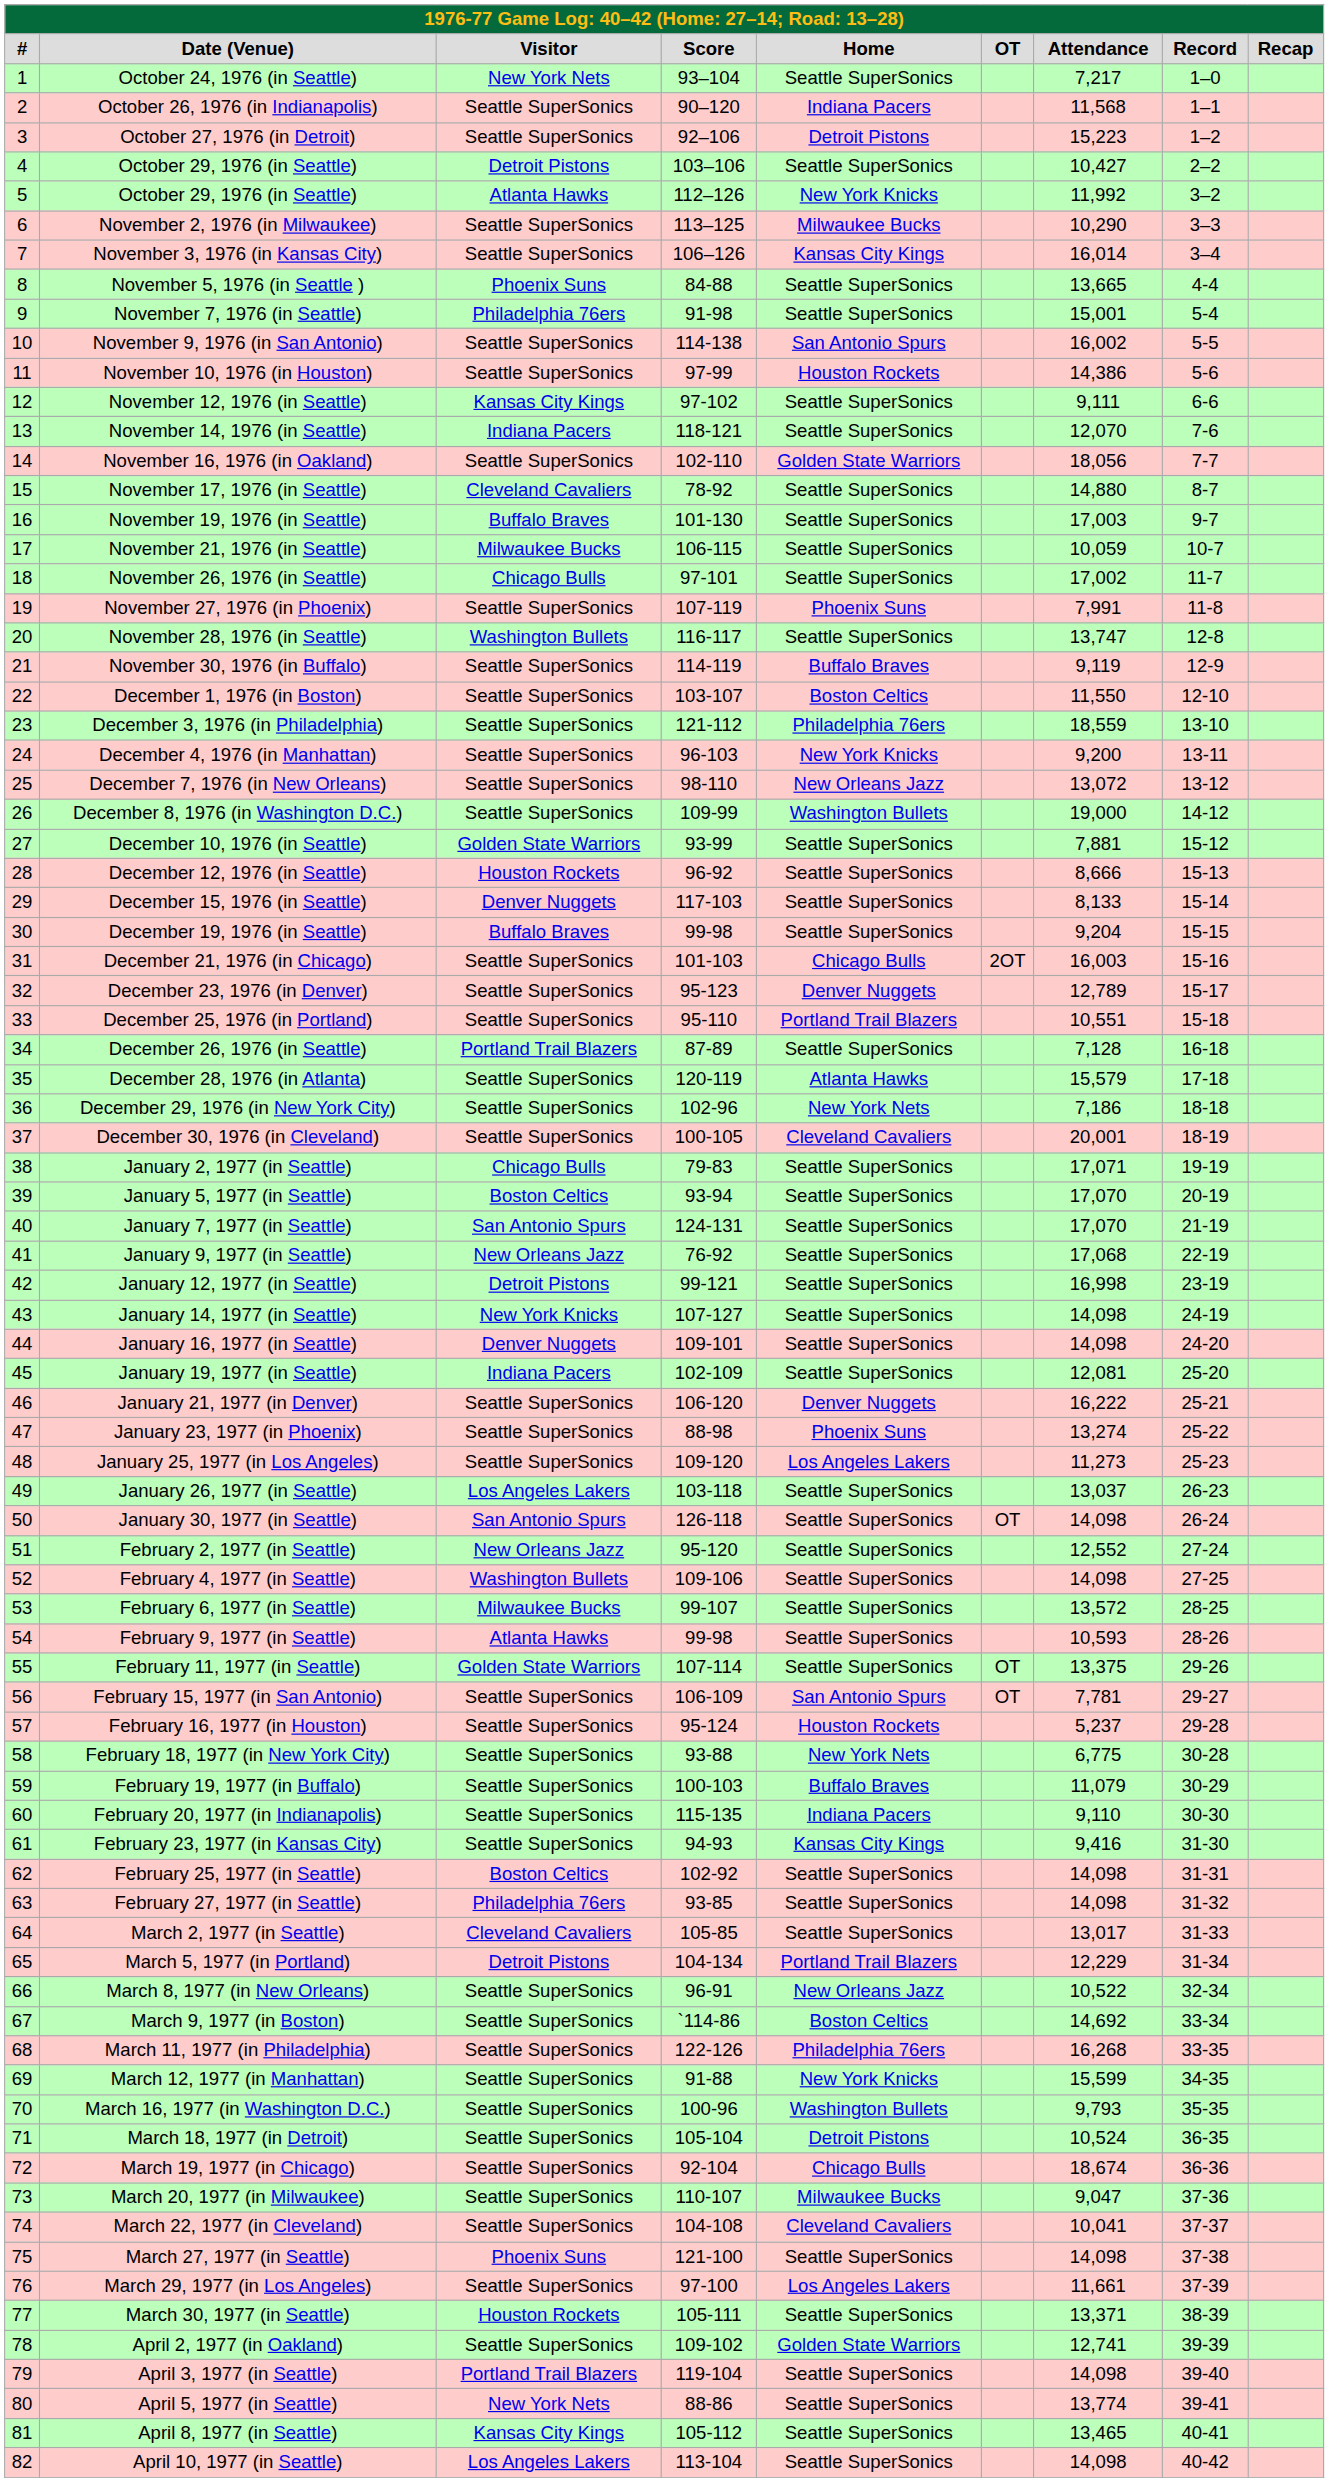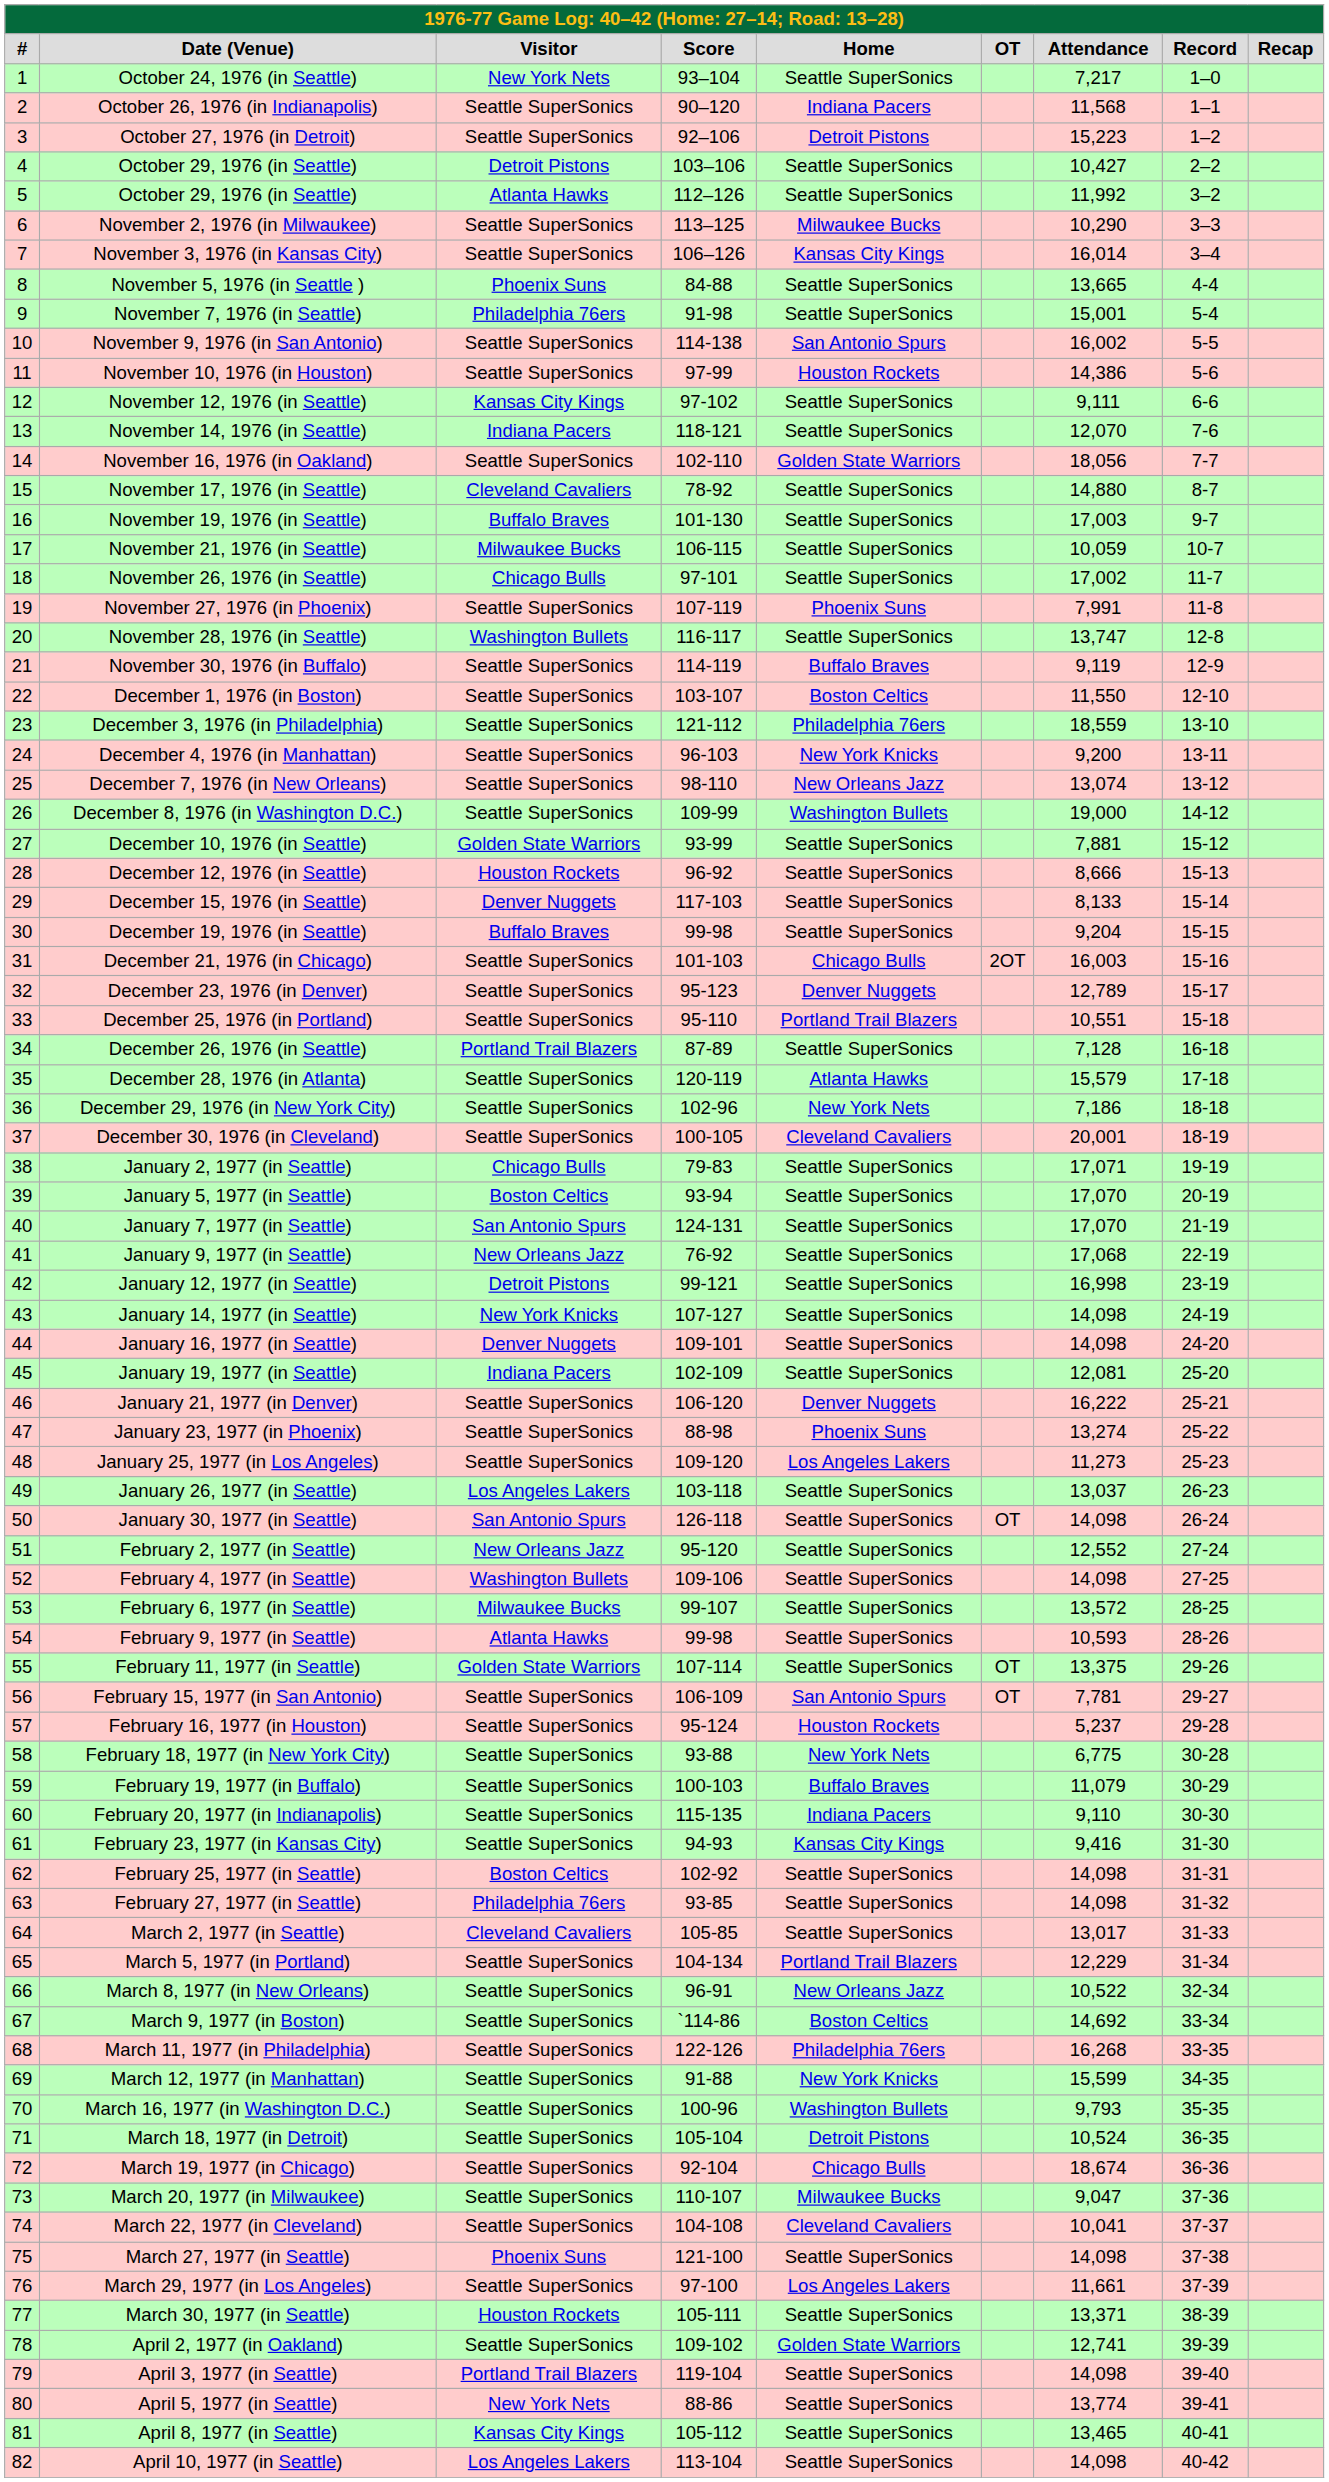(869, 195) New York Knicks -> (869, 195) Seattle SuperSonics
(1098, 784) 13,072 -> (1098, 784) 13,074
(549, 1961) Detroit Pistons -> (549, 1961) Seattle SuperSonics
